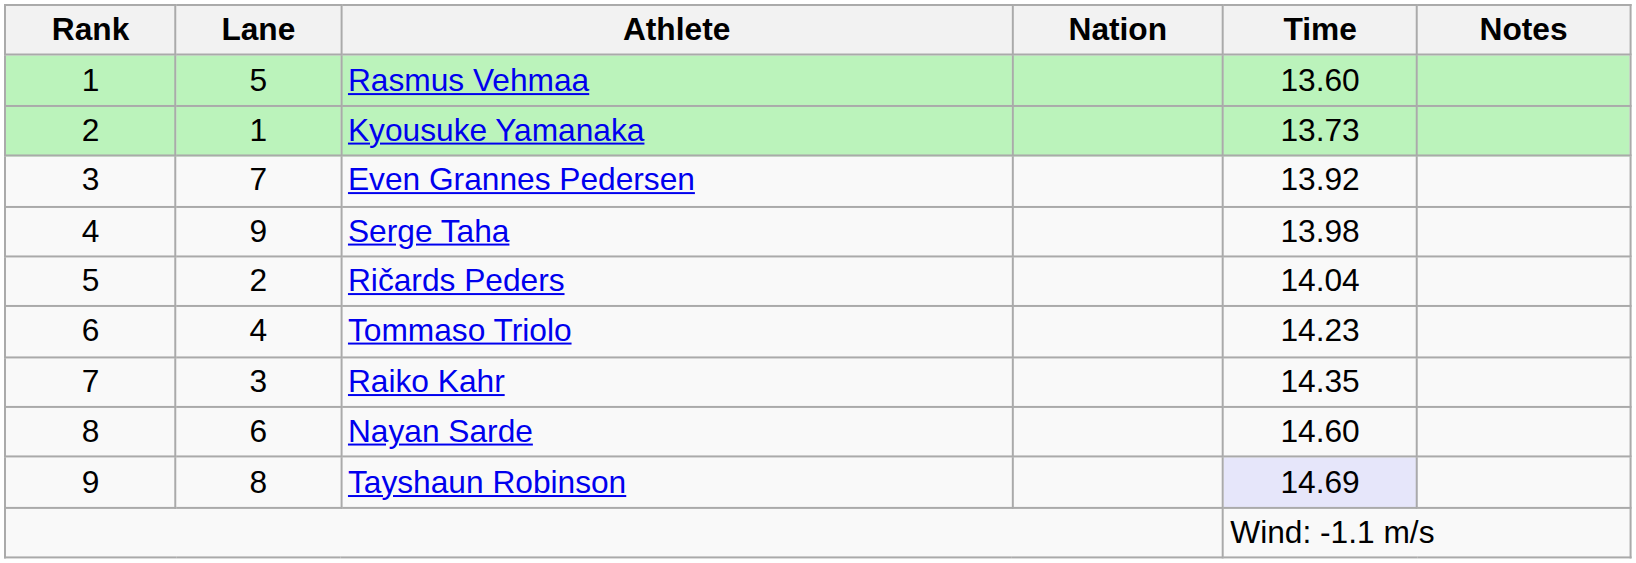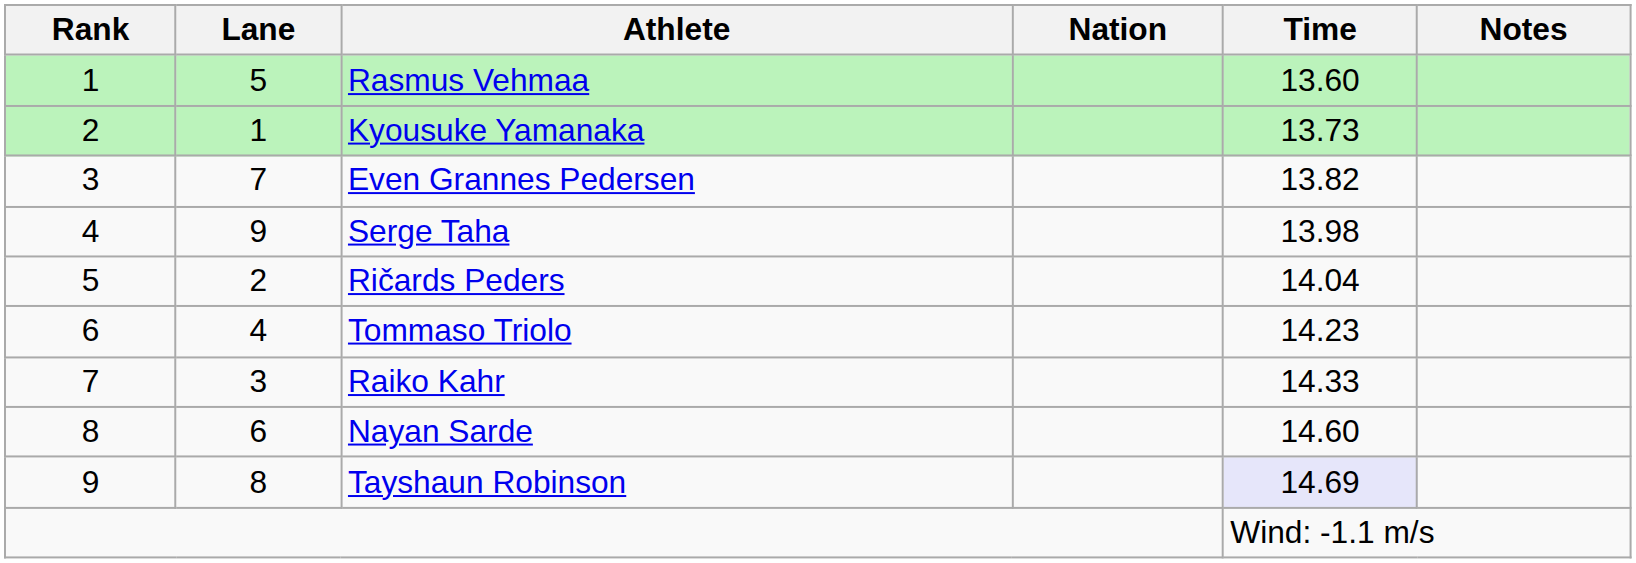(1320, 180) 13.92 -> (1320, 180) 13.82
(1320, 381) 14.35 -> (1320, 381) 14.33
